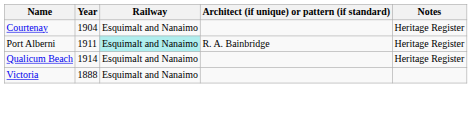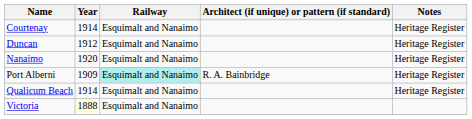(87, 28) 1904 -> (87, 28) 1914
+ row: (22, 43)
+ row: (25, 59)
(87, 43) 1911 -> (87, 75) 1909
(87, 75) no background -> (87, 106) lightyellow background
